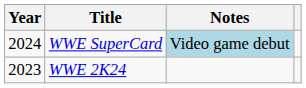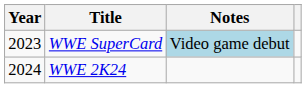(25, 43) 2024 -> (25, 43) 2023
(25, 69) 2023 -> (25, 69) 2024
